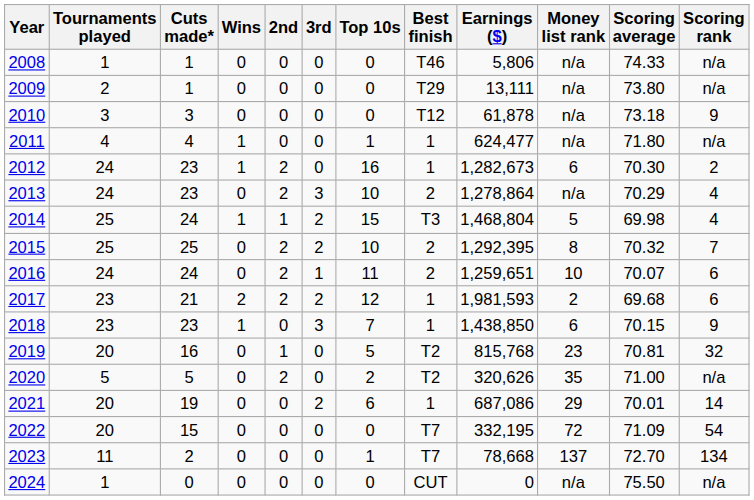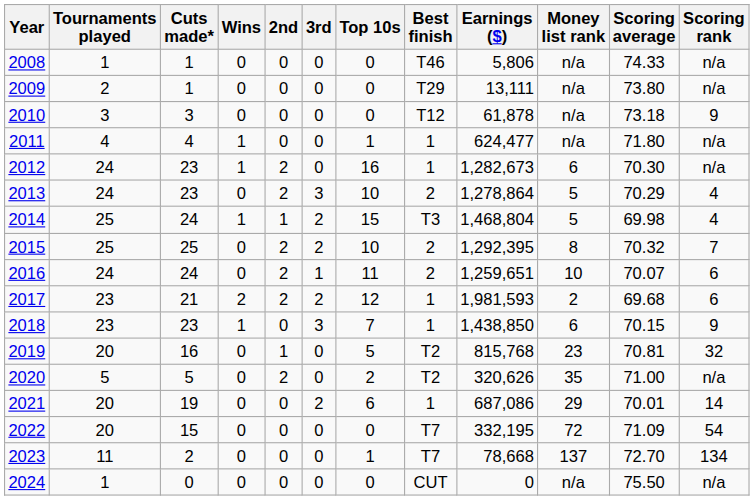(714, 168) 2 -> (714, 168) n/a
(573, 194) n/a -> (573, 194) 5
